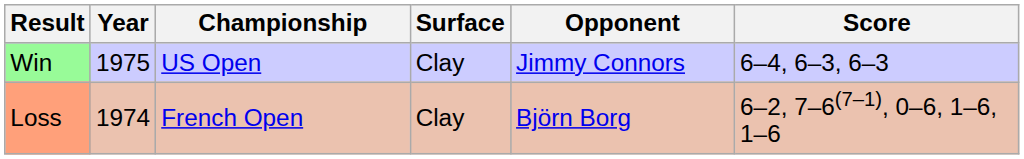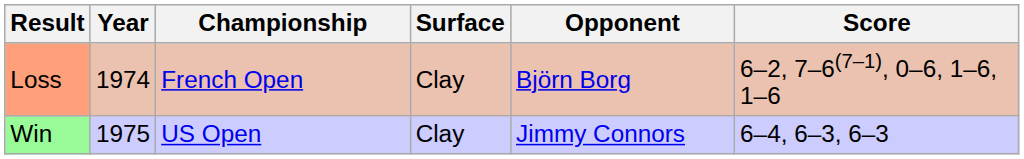rows swapped: (36, 117) <-> (31, 62)
